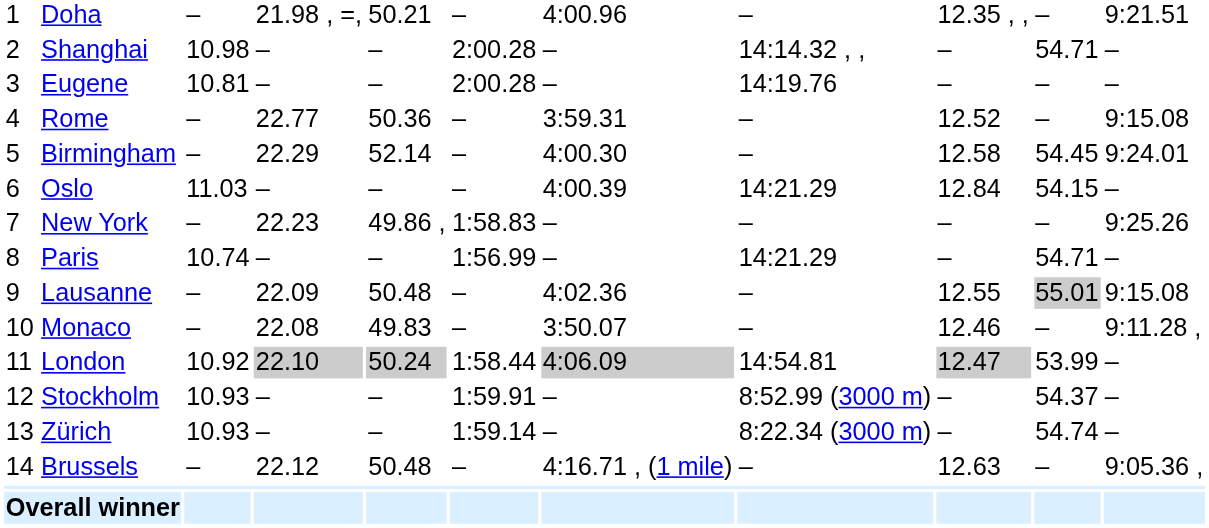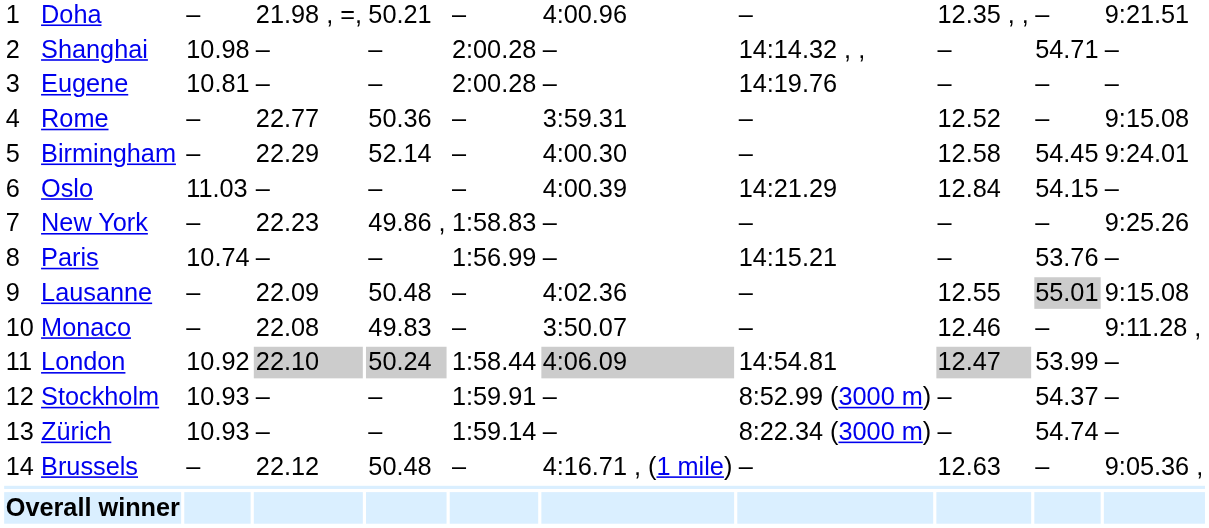(788, 257) 14:21.29 -> (788, 257) 14:15.21
(1067, 257) 54.71 -> (1067, 257) 53.76
